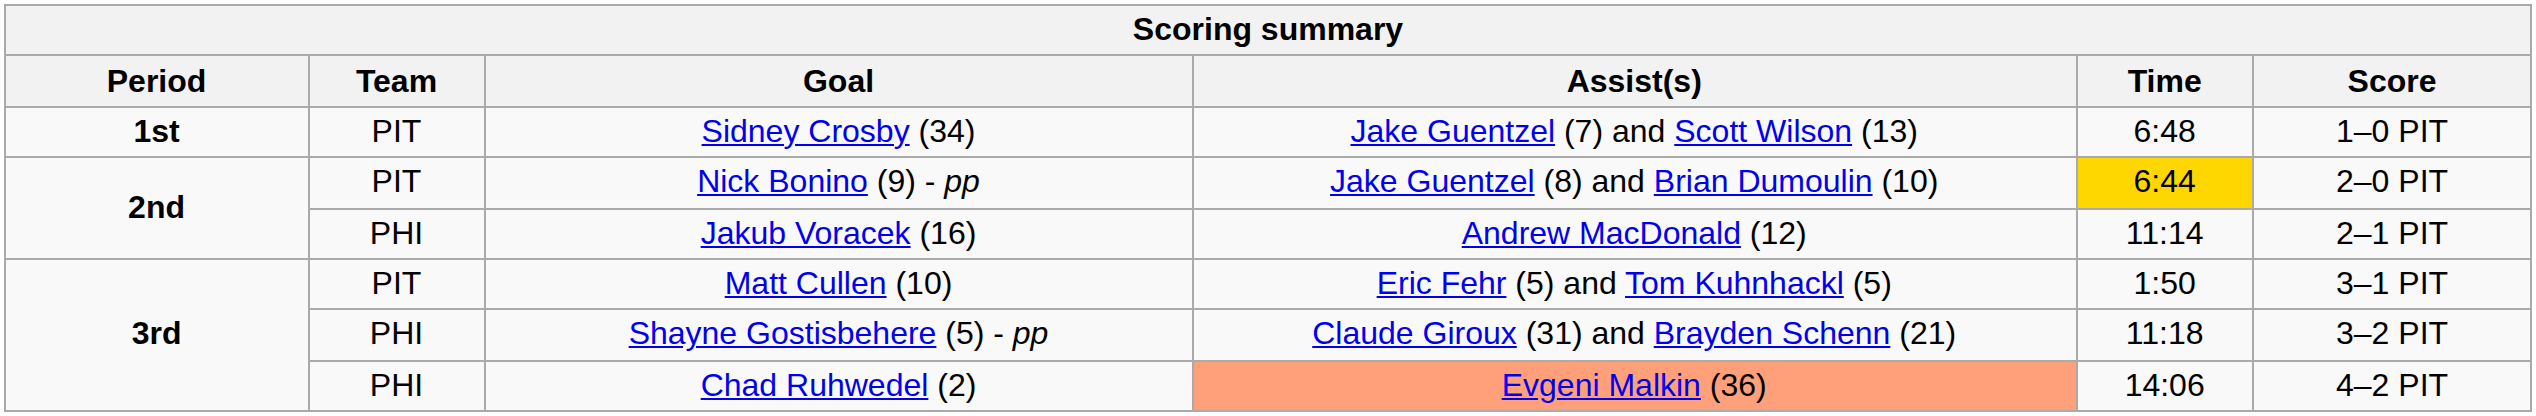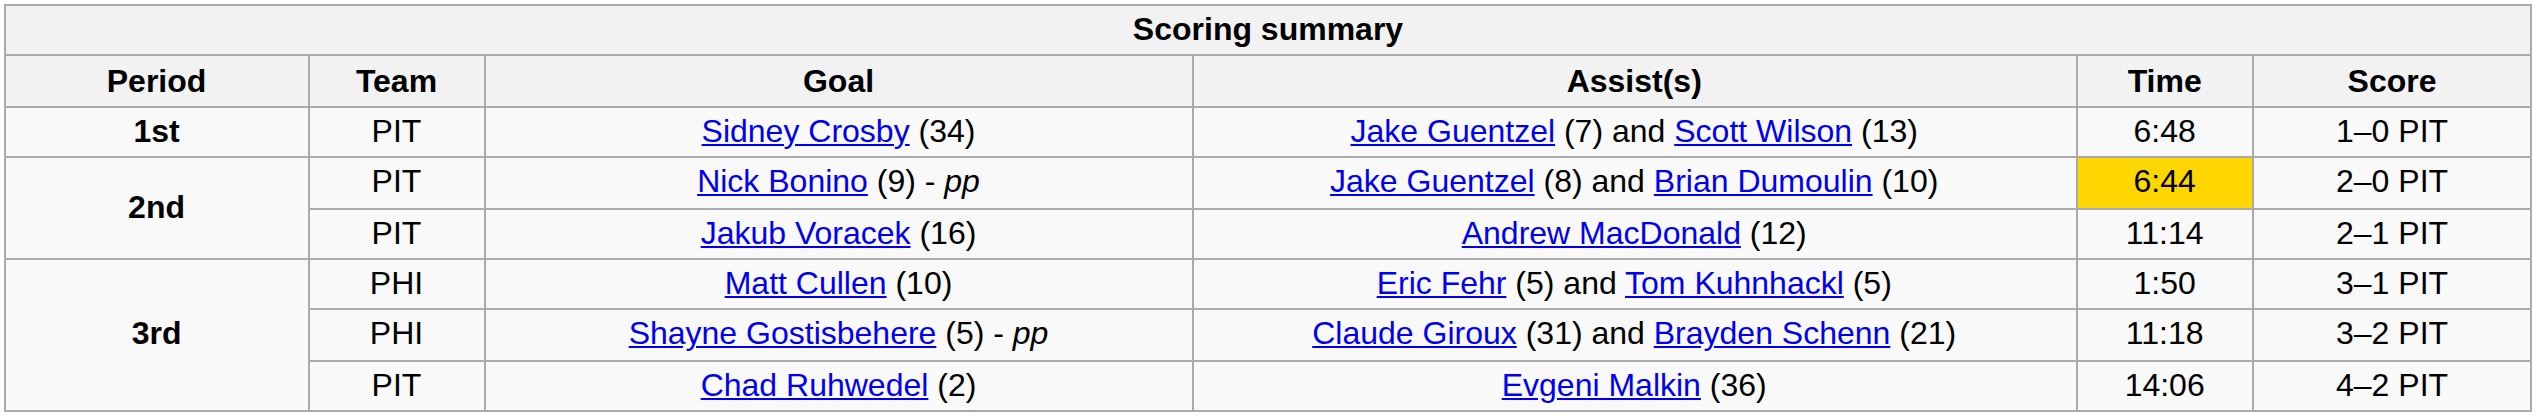(396, 232) PHI -> (396, 232) PIT
(396, 283) PIT -> (396, 283) PHI
(396, 385) PHI -> (396, 385) PIT
(1634, 385) lightsalmon background -> (1634, 385) no background
